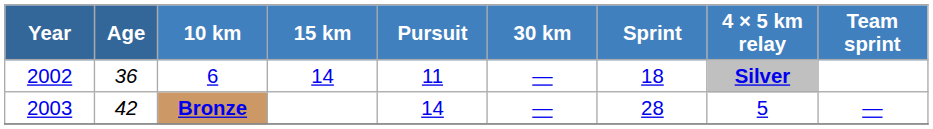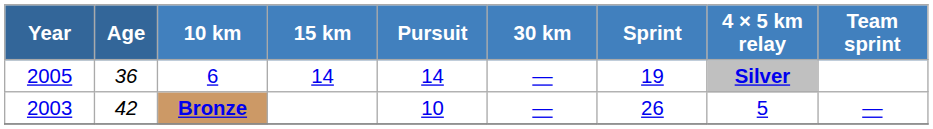(50, 76) 2002 -> (50, 76) 2005
(432, 76) 11 -> (433, 76) 14
(652, 76) 18 -> (652, 76) 19
(433, 108) 14 -> (433, 108) 10
(652, 108) 28 -> (652, 108) 26
